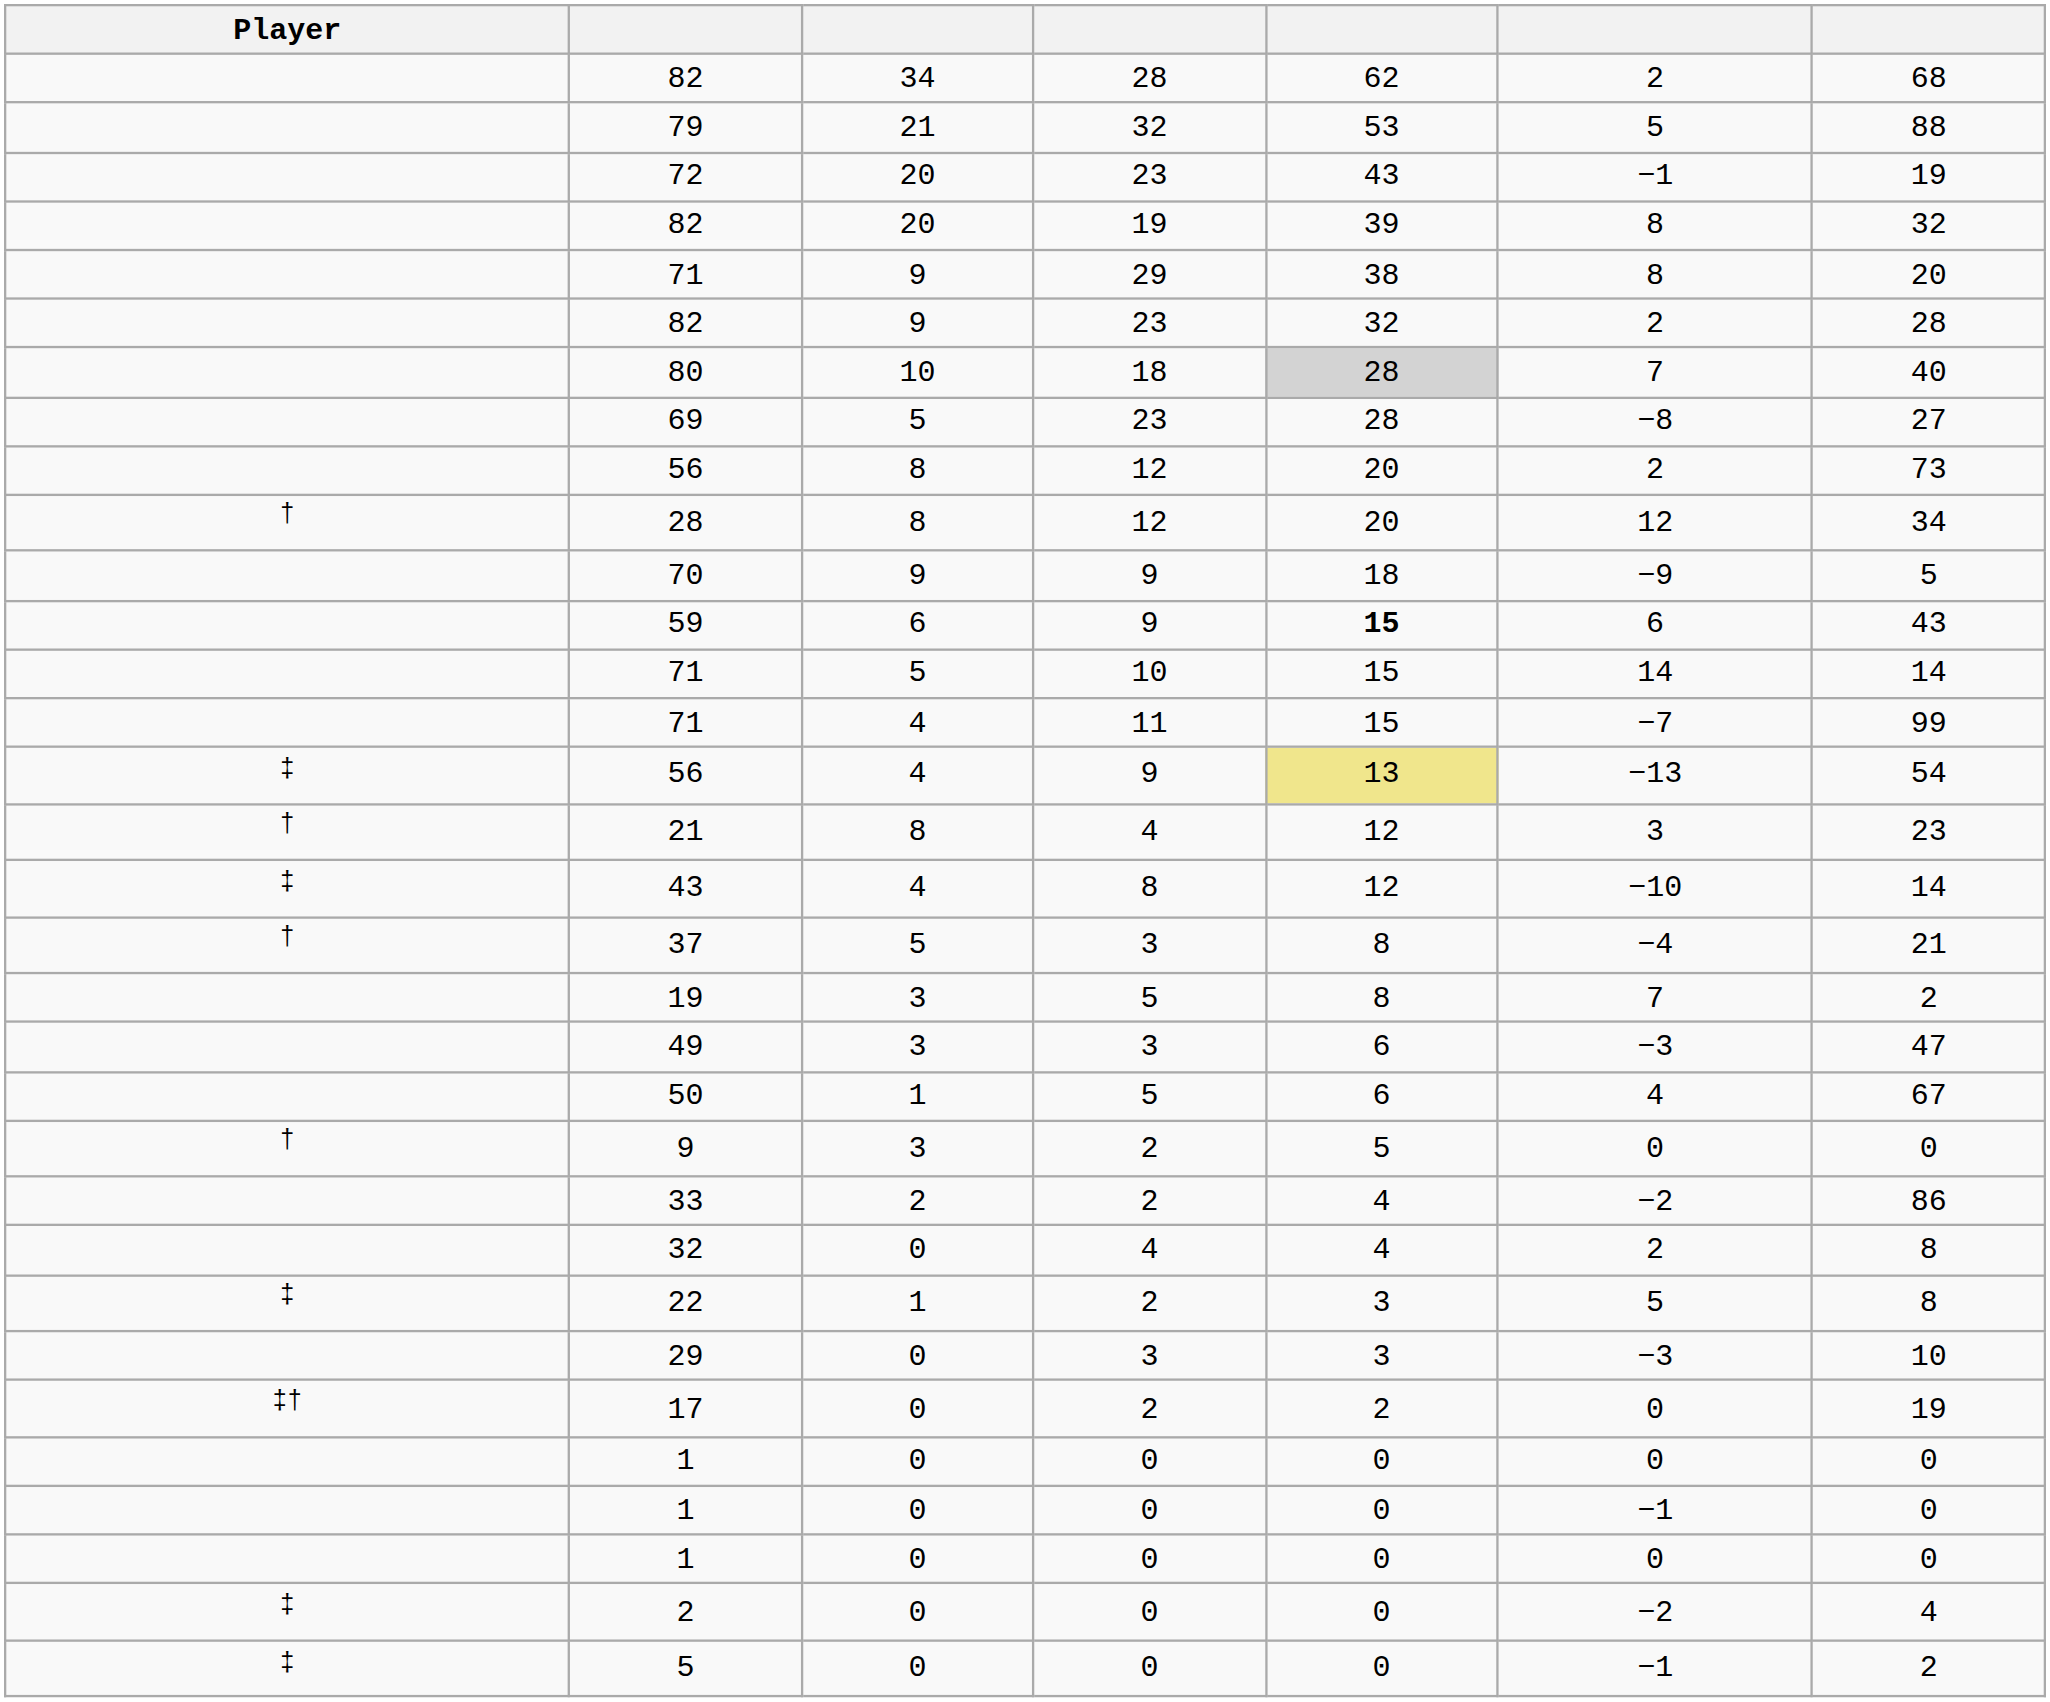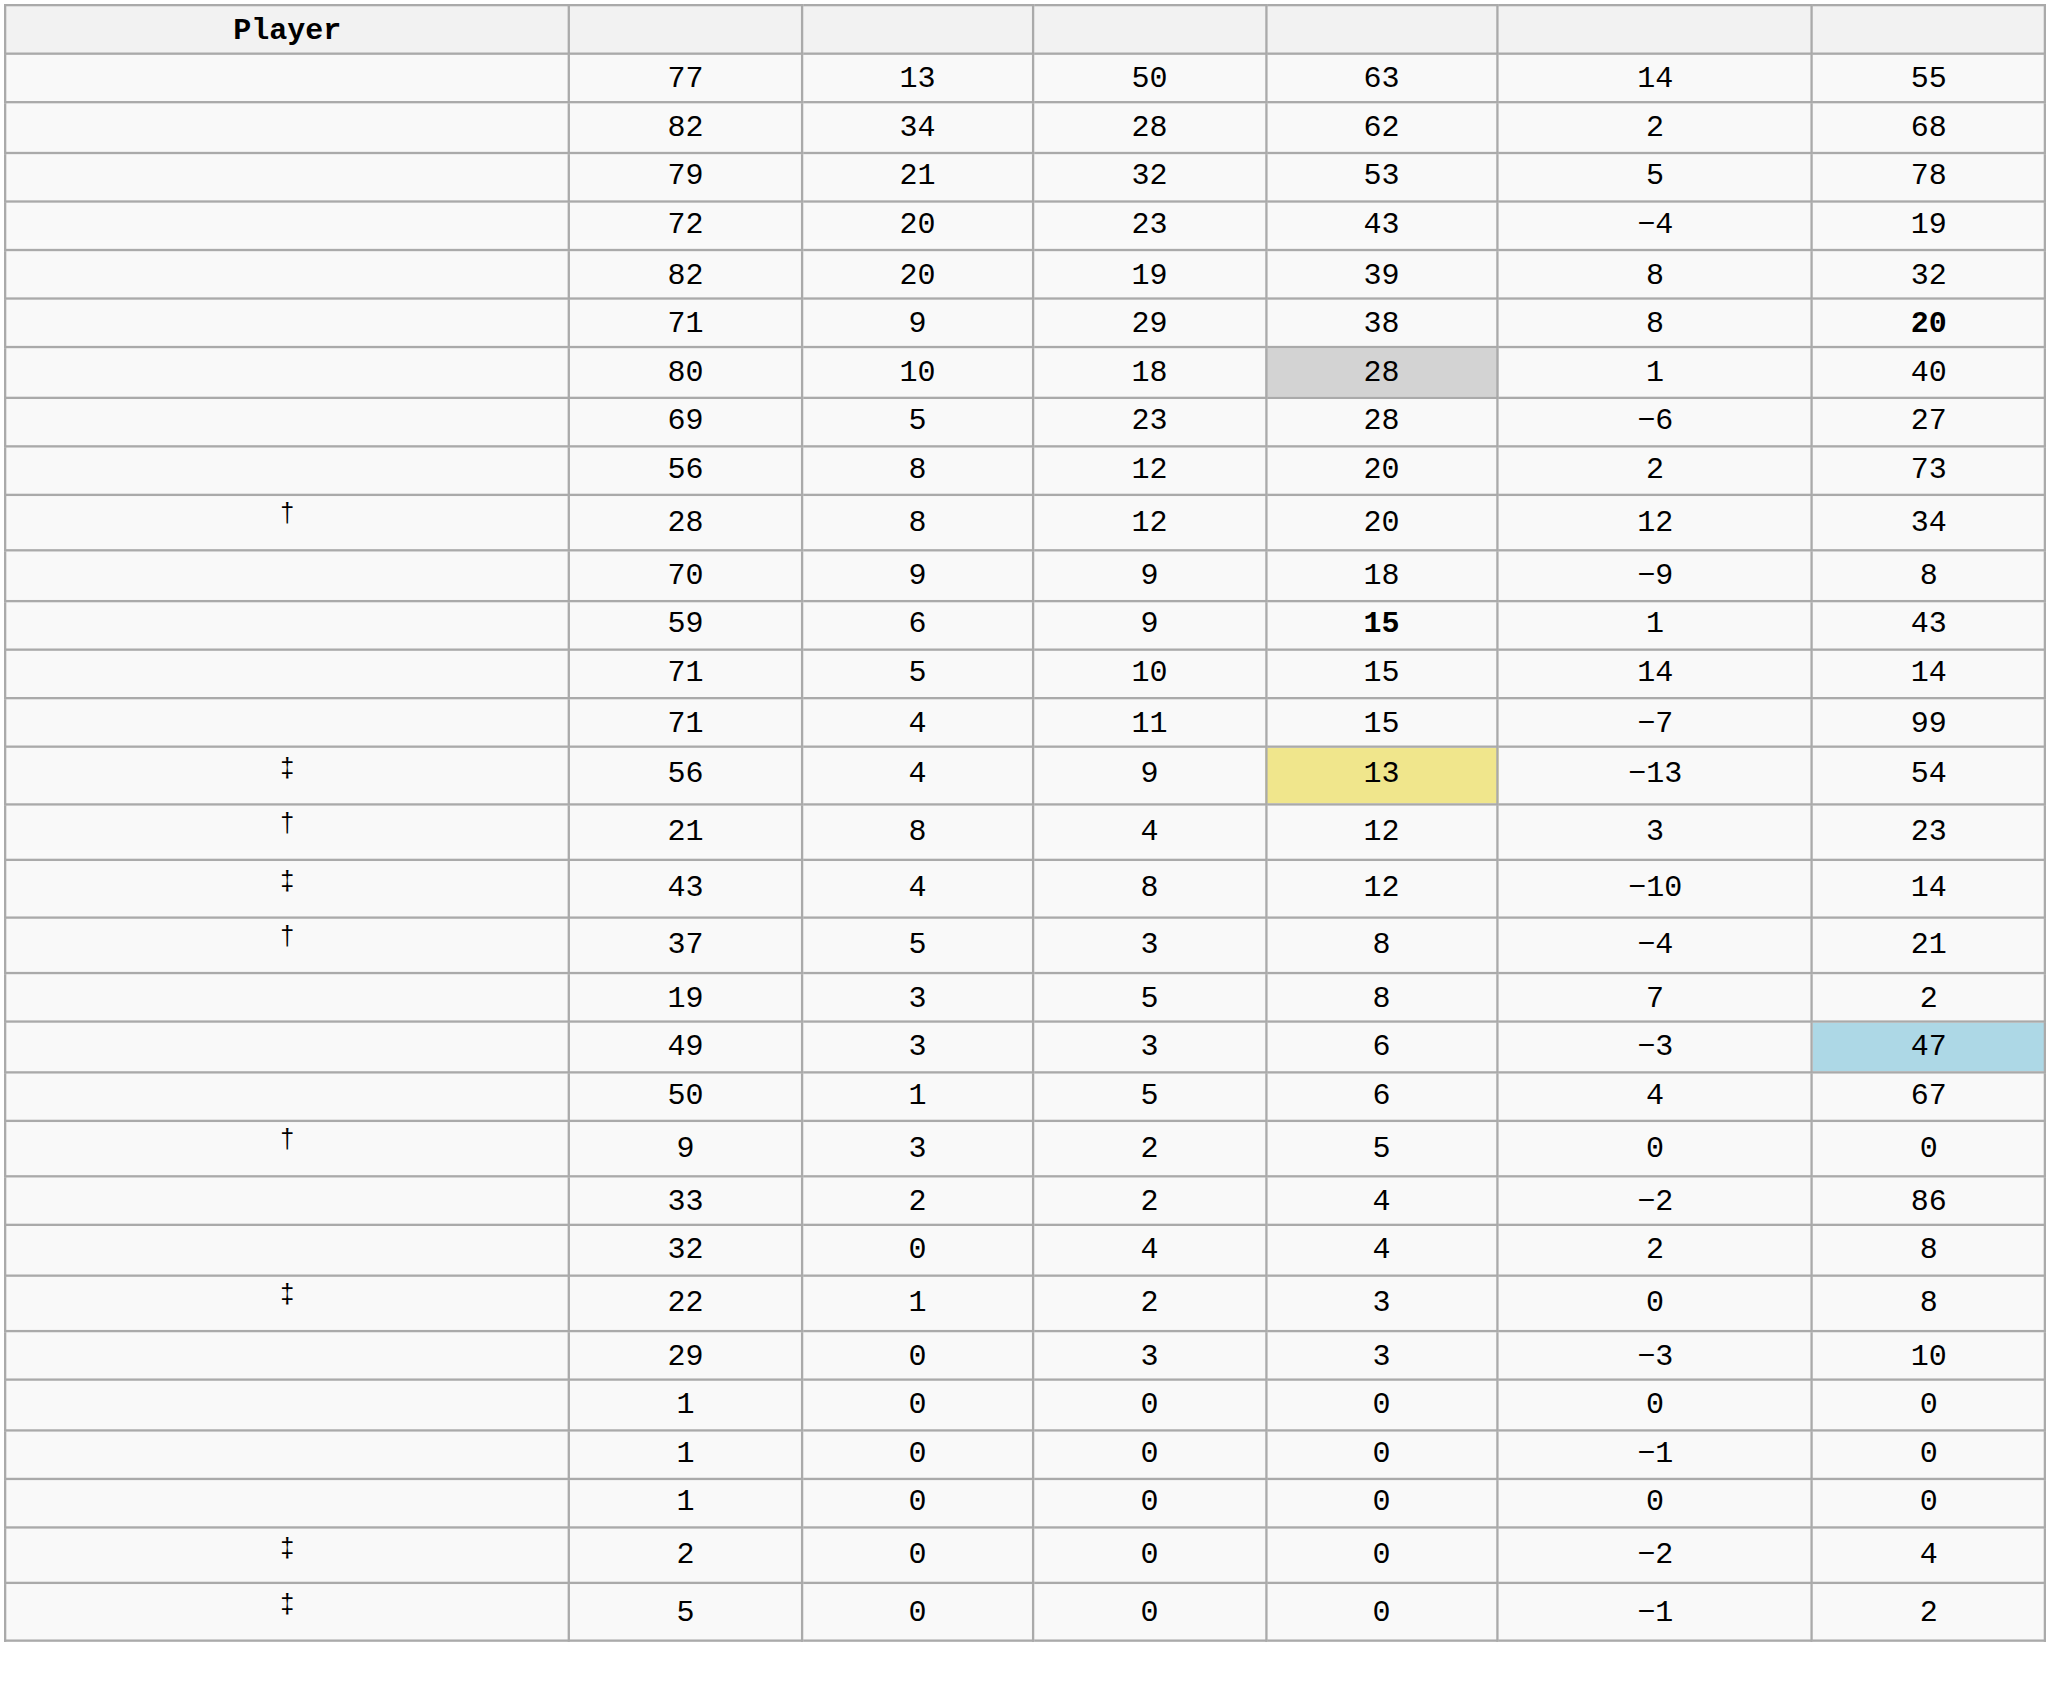+ row: (685, 79)
(1929, 128) 88 -> (1929, 176) 78
(1655, 176) −1 -> (1655, 225) −4
(1929, 274) normal -> (1929, 323) bold
- row: (685, 323)
(1655, 372) 7 -> (1655, 372) 1
(1655, 421) −8 -> (1655, 421) −6
(1929, 576) 5 -> (1929, 576) 8
(1655, 625) 6 -> (1655, 625) 1
(1929, 1047) no background -> (1929, 1047) lightblue background
(1655, 1303) 5 -> (1655, 1303) 0
- row: (685, 1409)
